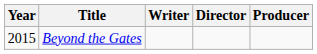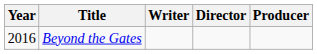(22, 37) 2015 -> (22, 37) 2016
